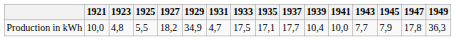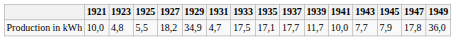(315, 28) 10,4 -> (315, 28) 11,7
(437, 28) 36,3 -> (437, 28) 36,0
